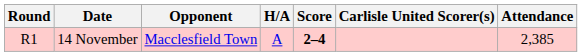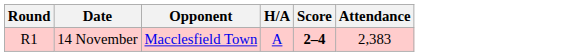- column: (417, 16)
(537, 39) 2,385 -> (375, 39) 2,383
